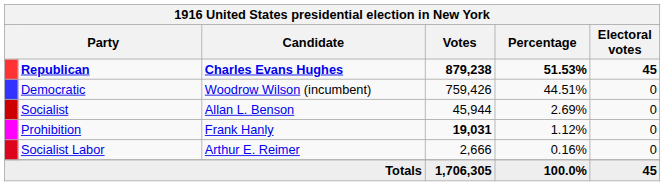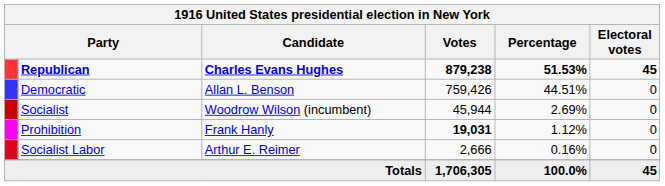(288, 90) Woodrow Wilson (incumbent) -> (250, 90) Allan L. Benson
(250, 110) Allan L. Benson -> (288, 110) Woodrow Wilson (incumbent)
